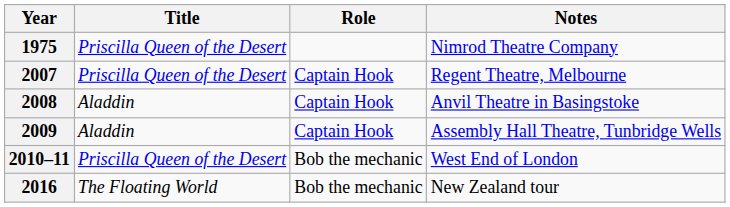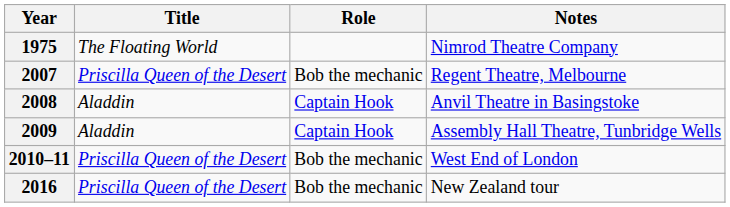(182, 46) Priscilla Queen of the Desert -> (148, 46) The Floating World
(344, 74) Captain Hook -> (358, 74) Bob the mechanic
(148, 187) The Floating World -> (182, 187) Priscilla Queen of the Desert
